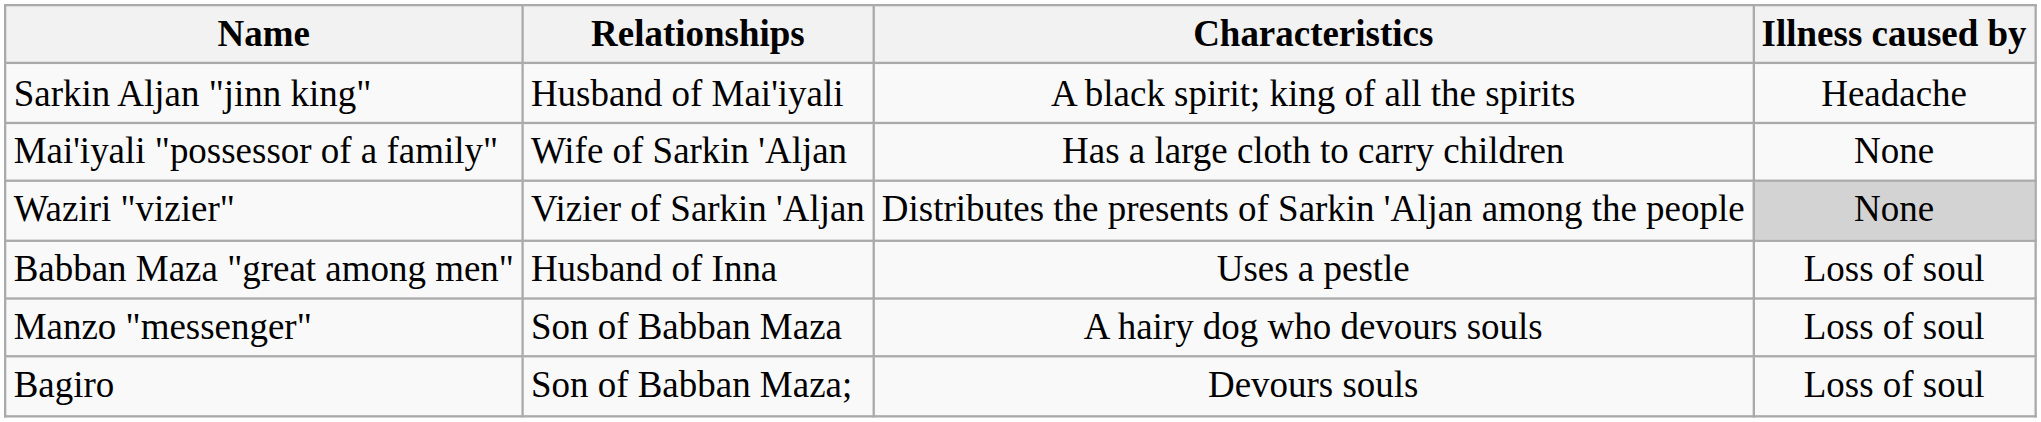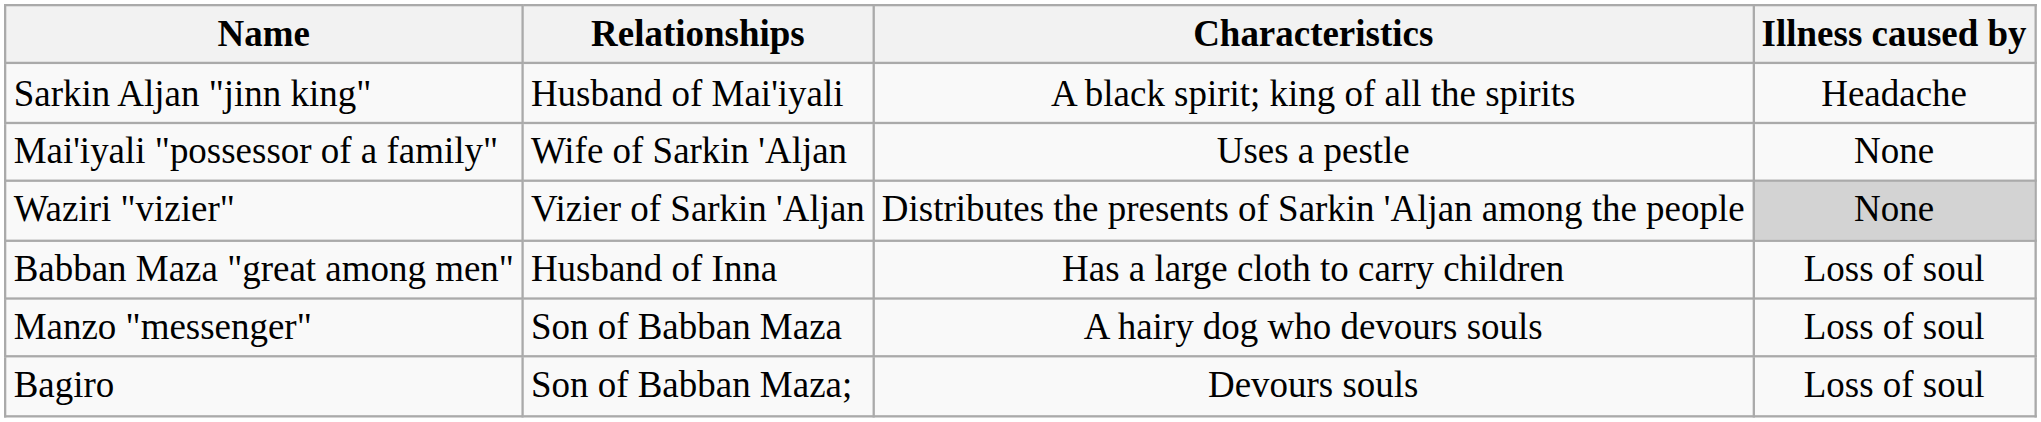(1313, 151) Has a large cloth to carry children -> (1313, 151) Uses a pestle
(1313, 268) Uses a pestle -> (1313, 268) Has a large cloth to carry children
